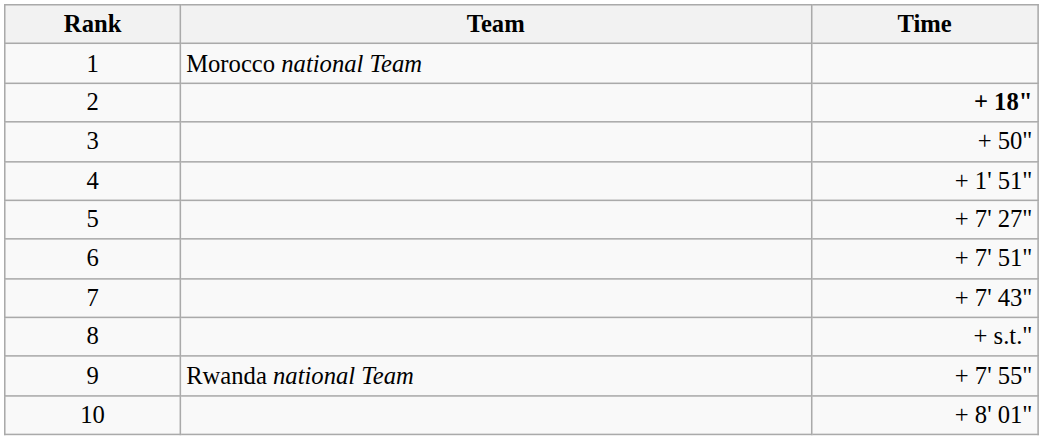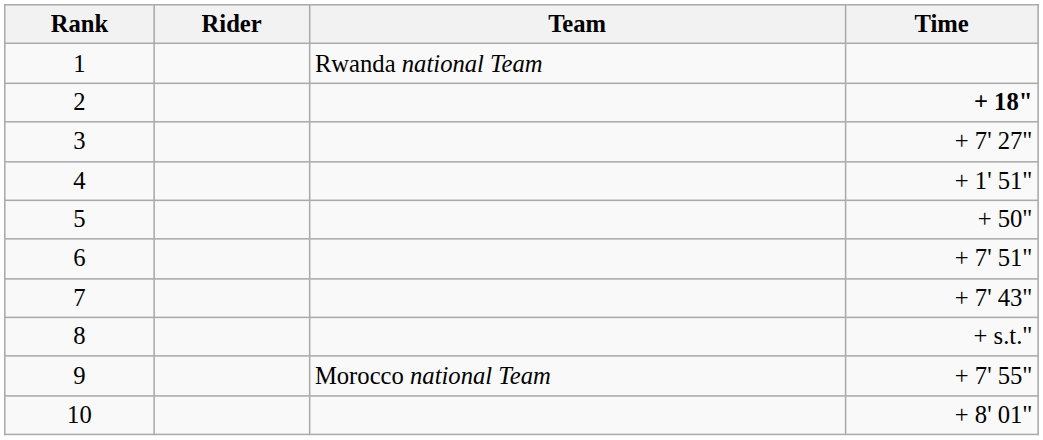+ column: (232, 24)
(304, 63) Morocco national Team -> (429, 63) Rwanda national Team
(1005, 141) + 50" -> (994, 141) + 7' 27"
(994, 219) + 7' 27" -> (1005, 219) + 50"
(300, 375) Rwanda national Team -> (433, 375) Morocco national Team
